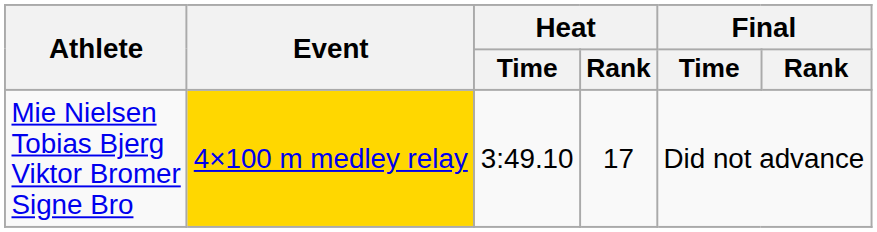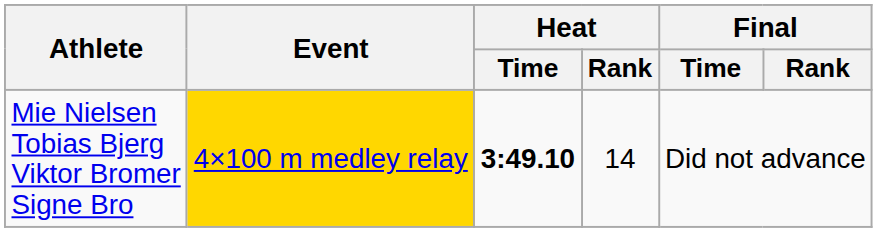(527, 159) normal -> (528, 159) bold
(618, 159) 17 -> (620, 159) 14
